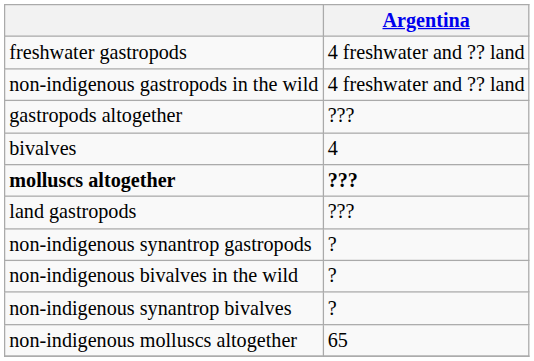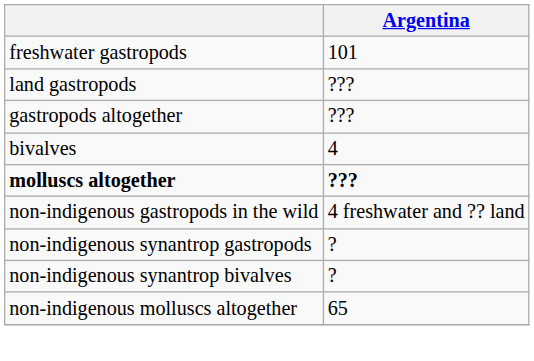(426, 52) 4 freshwater and ?? land -> (343, 52) 101
rows swapped: (73, 212) <-> (164, 84)
- row: (154, 276)
